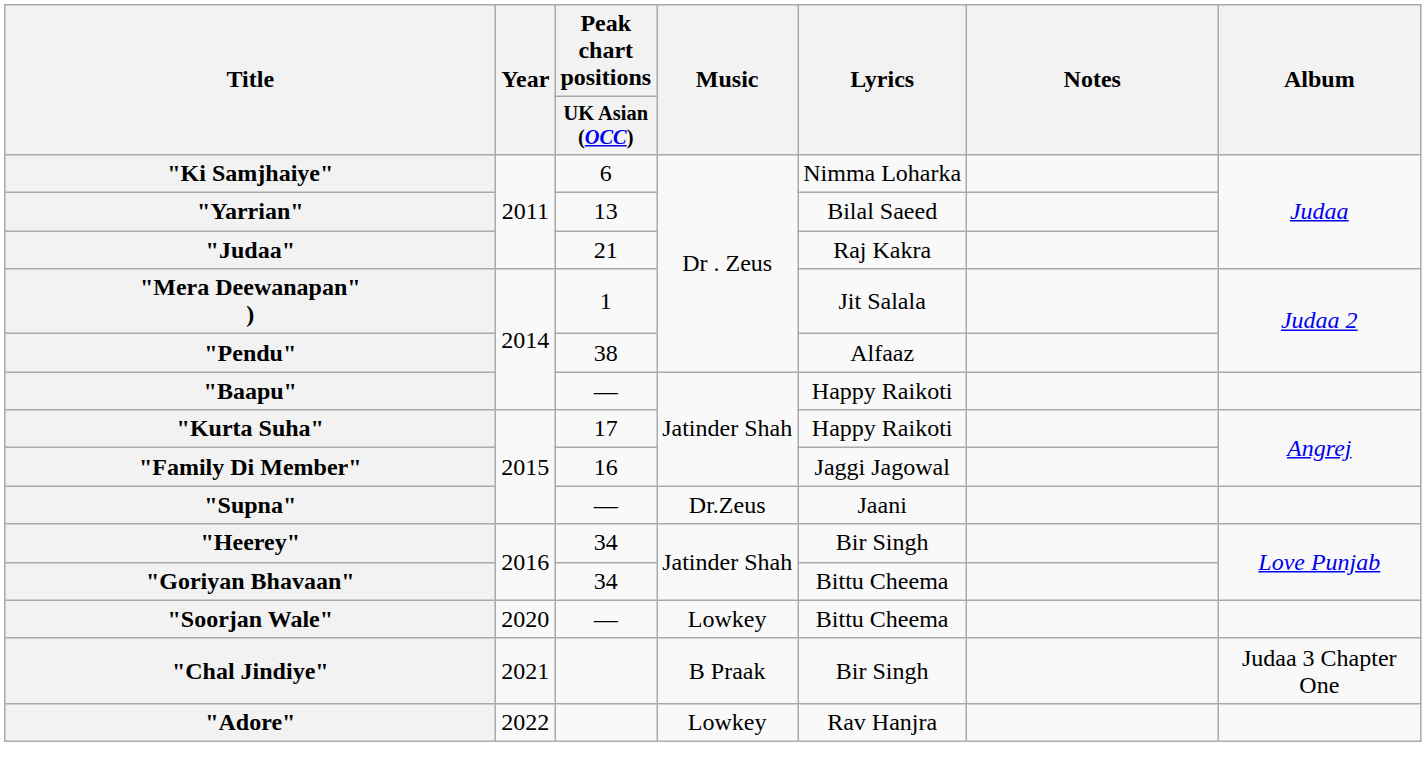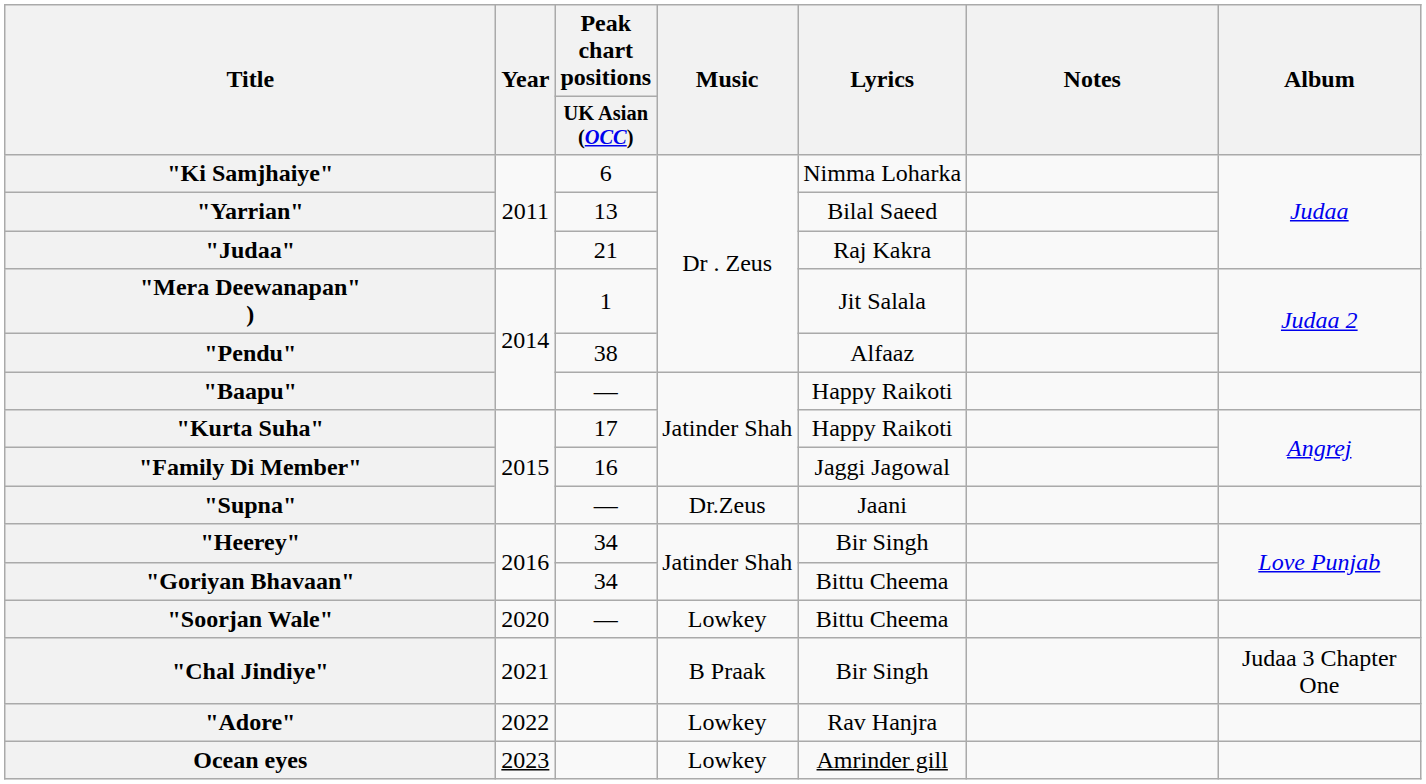+ row: (250, 760)
